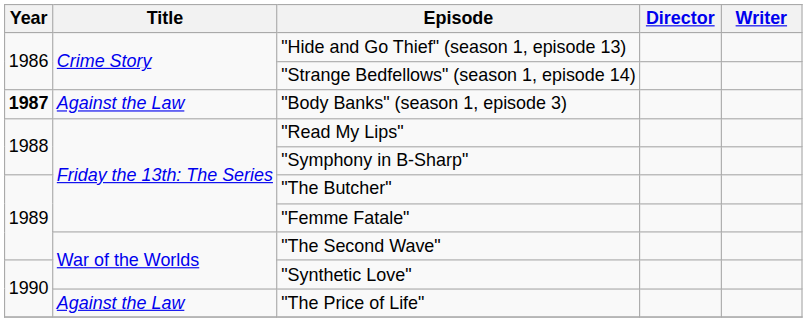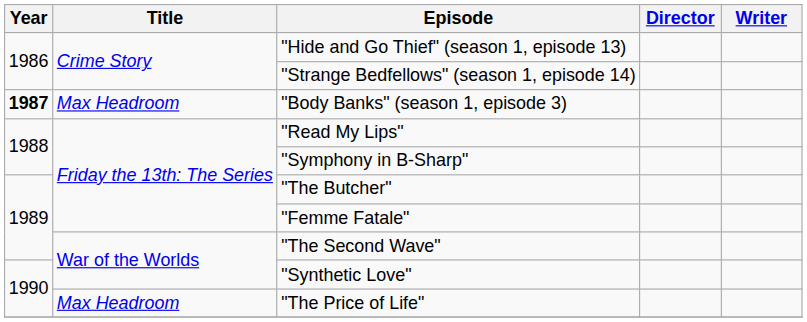(121, 103) Against the Law -> (118, 103) Max Headroom
(121, 302) Against the Law -> (118, 302) Max Headroom
